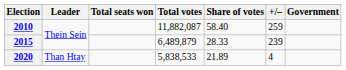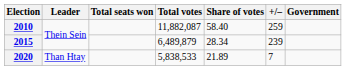(217, 42) 28.33 -> (217, 42) 28.34
(271, 57) 4 -> (271, 57) 7
